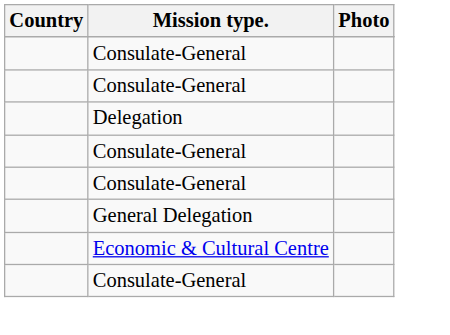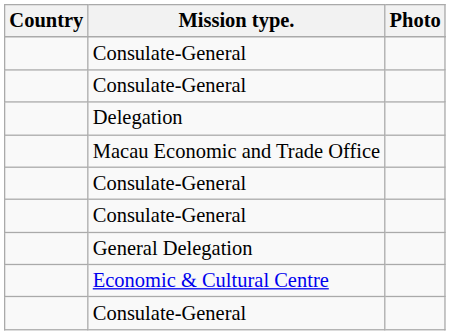+ row: (46, 151)
